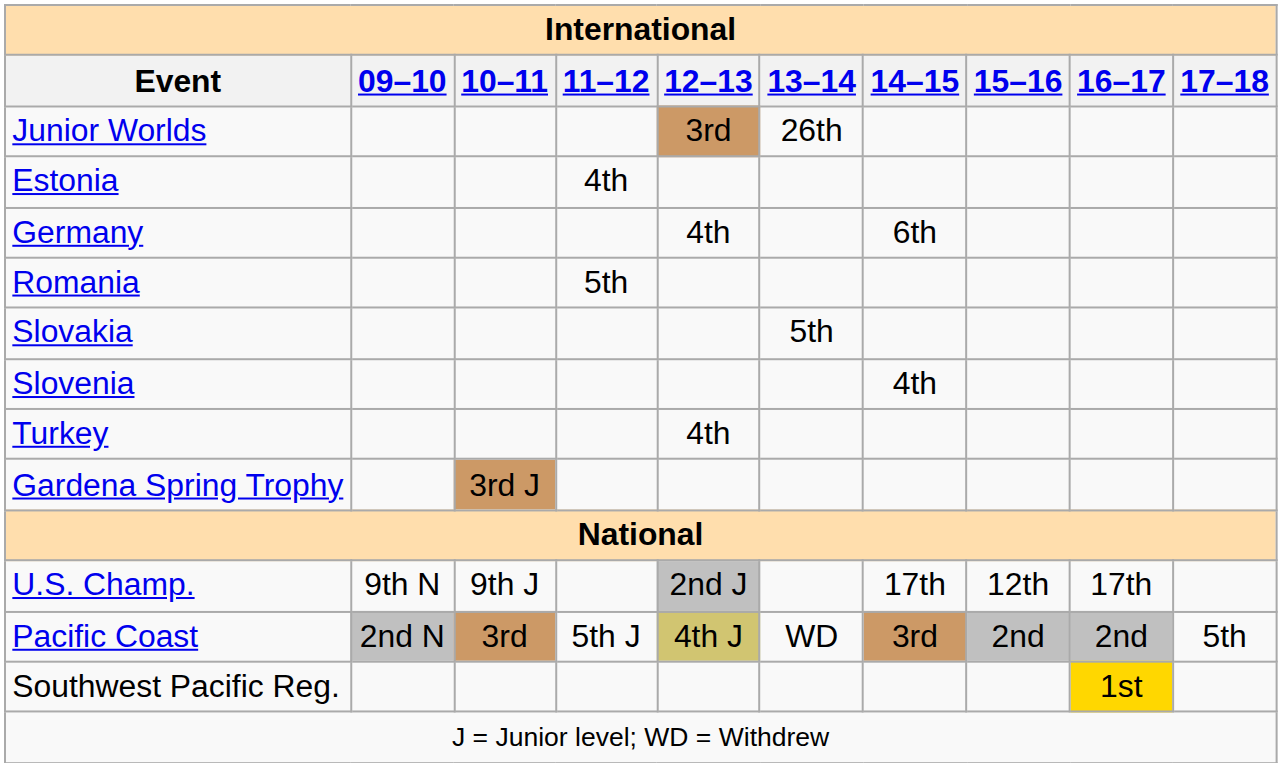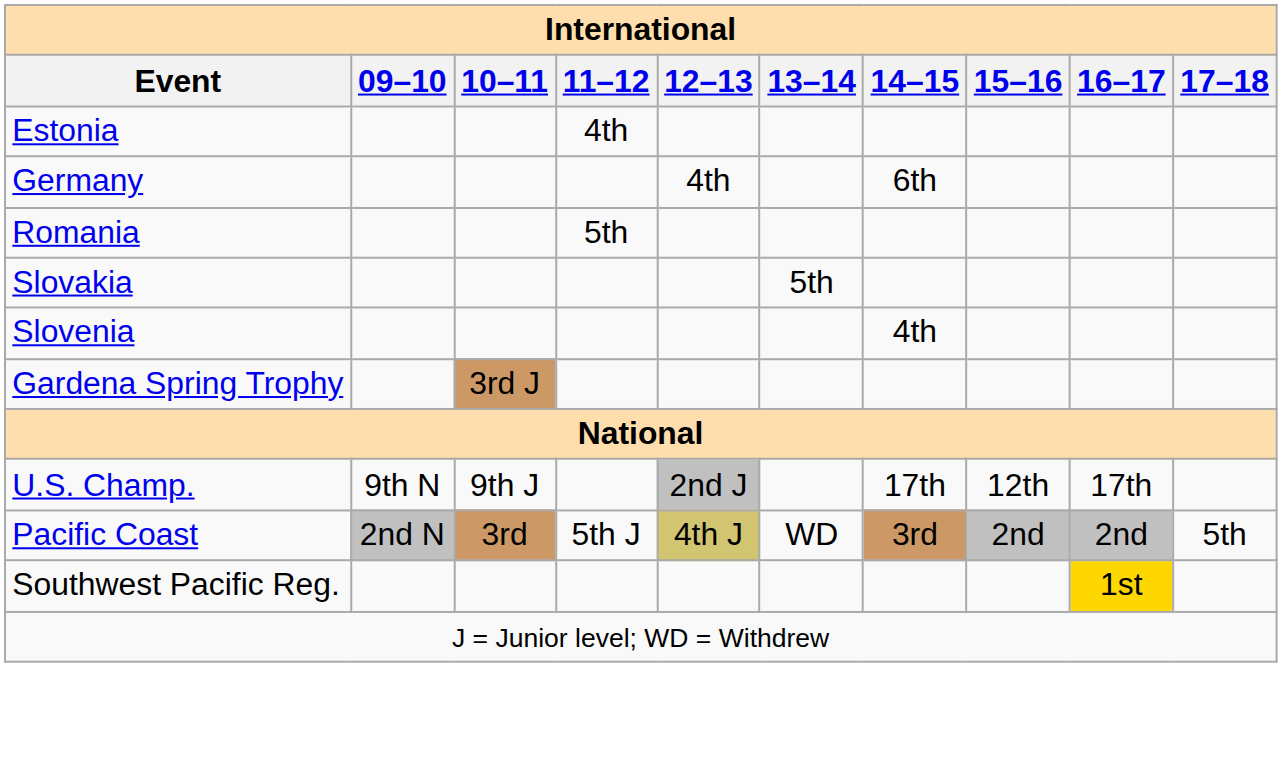- row: (109, 130)
- row: (60, 433)
